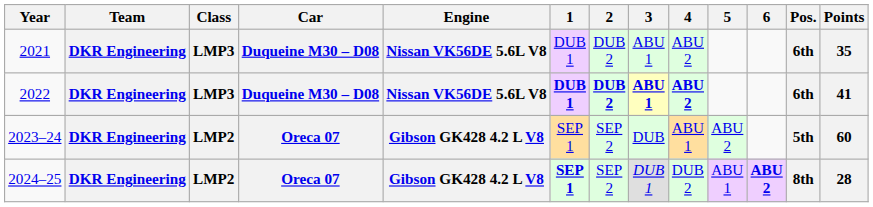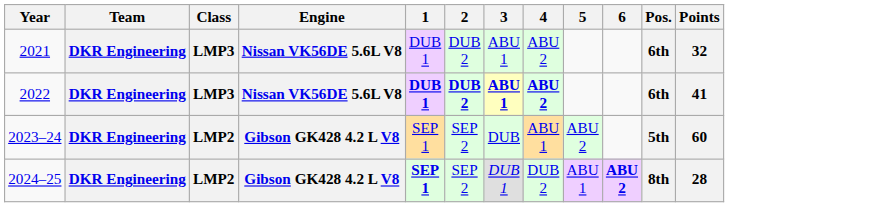- column: (310, 16)
(844, 50) 35 -> (699, 50) 32
